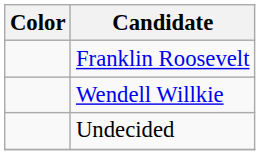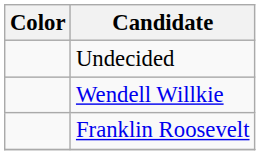rows swapped: (163, 58) <-> (125, 130)
